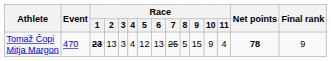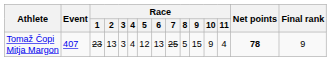(71, 45) 470 -> (71, 45) 407
(97, 45) bold -> (97, 45) normal
